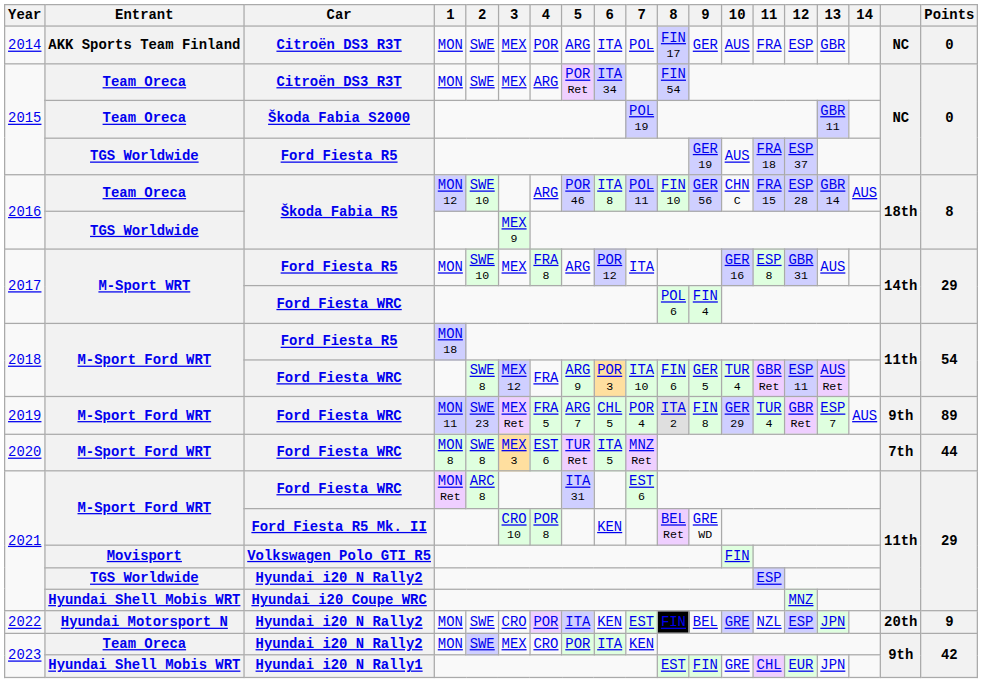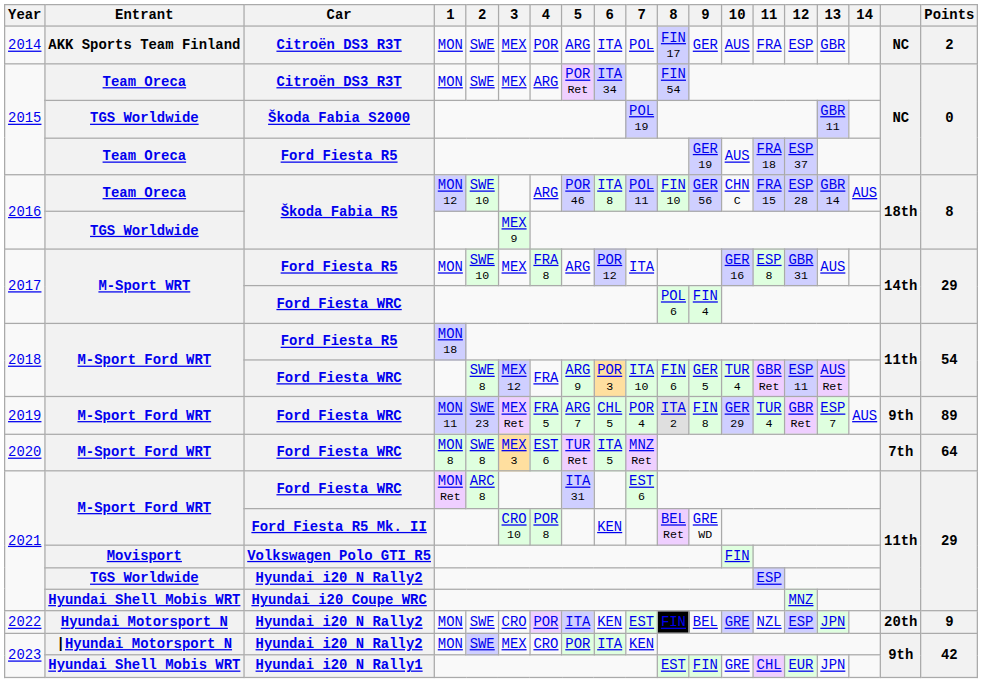(949, 45) 0 -> (949, 45) 2
(144, 119) Team Oreca -> (144, 119) TGS Worldwide
(144, 156) TGS Worldwide -> (144, 156) Team Oreca
(949, 453) 44 -> (949, 453) 64
(144, 644) Team Oreca -> (144, 644) |Hyundai Motorsport N
